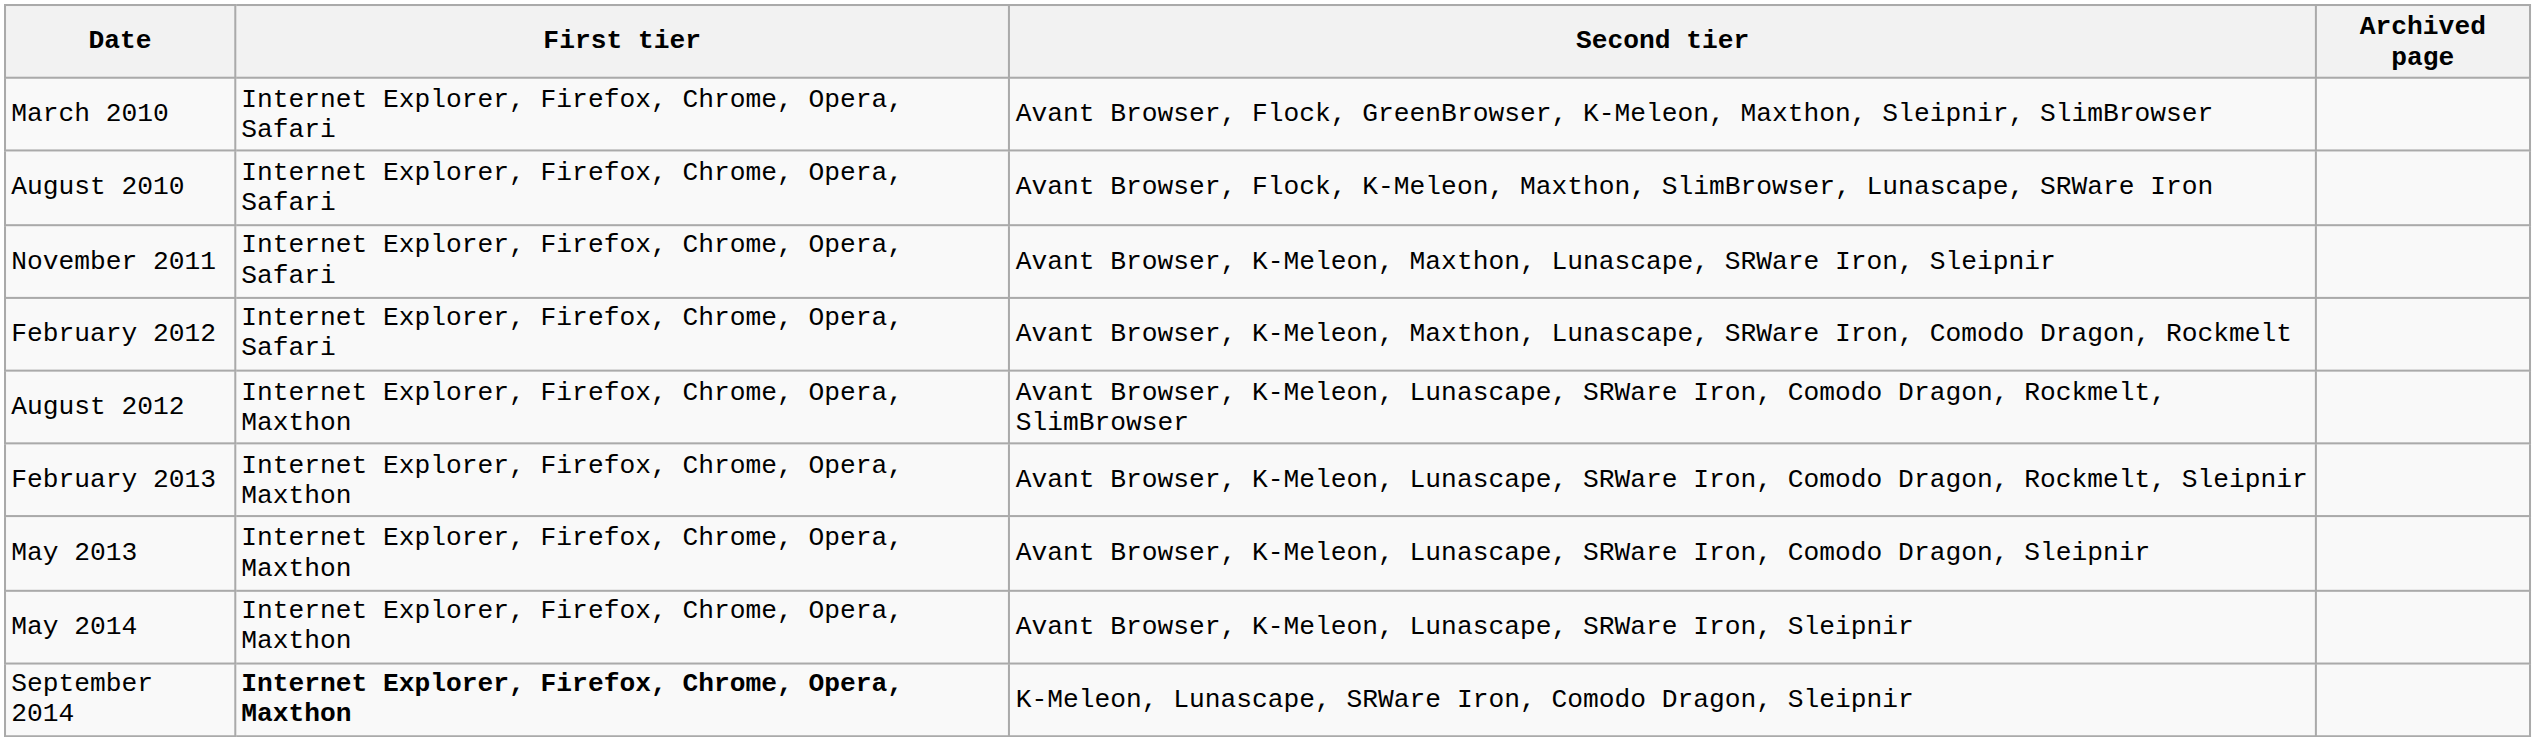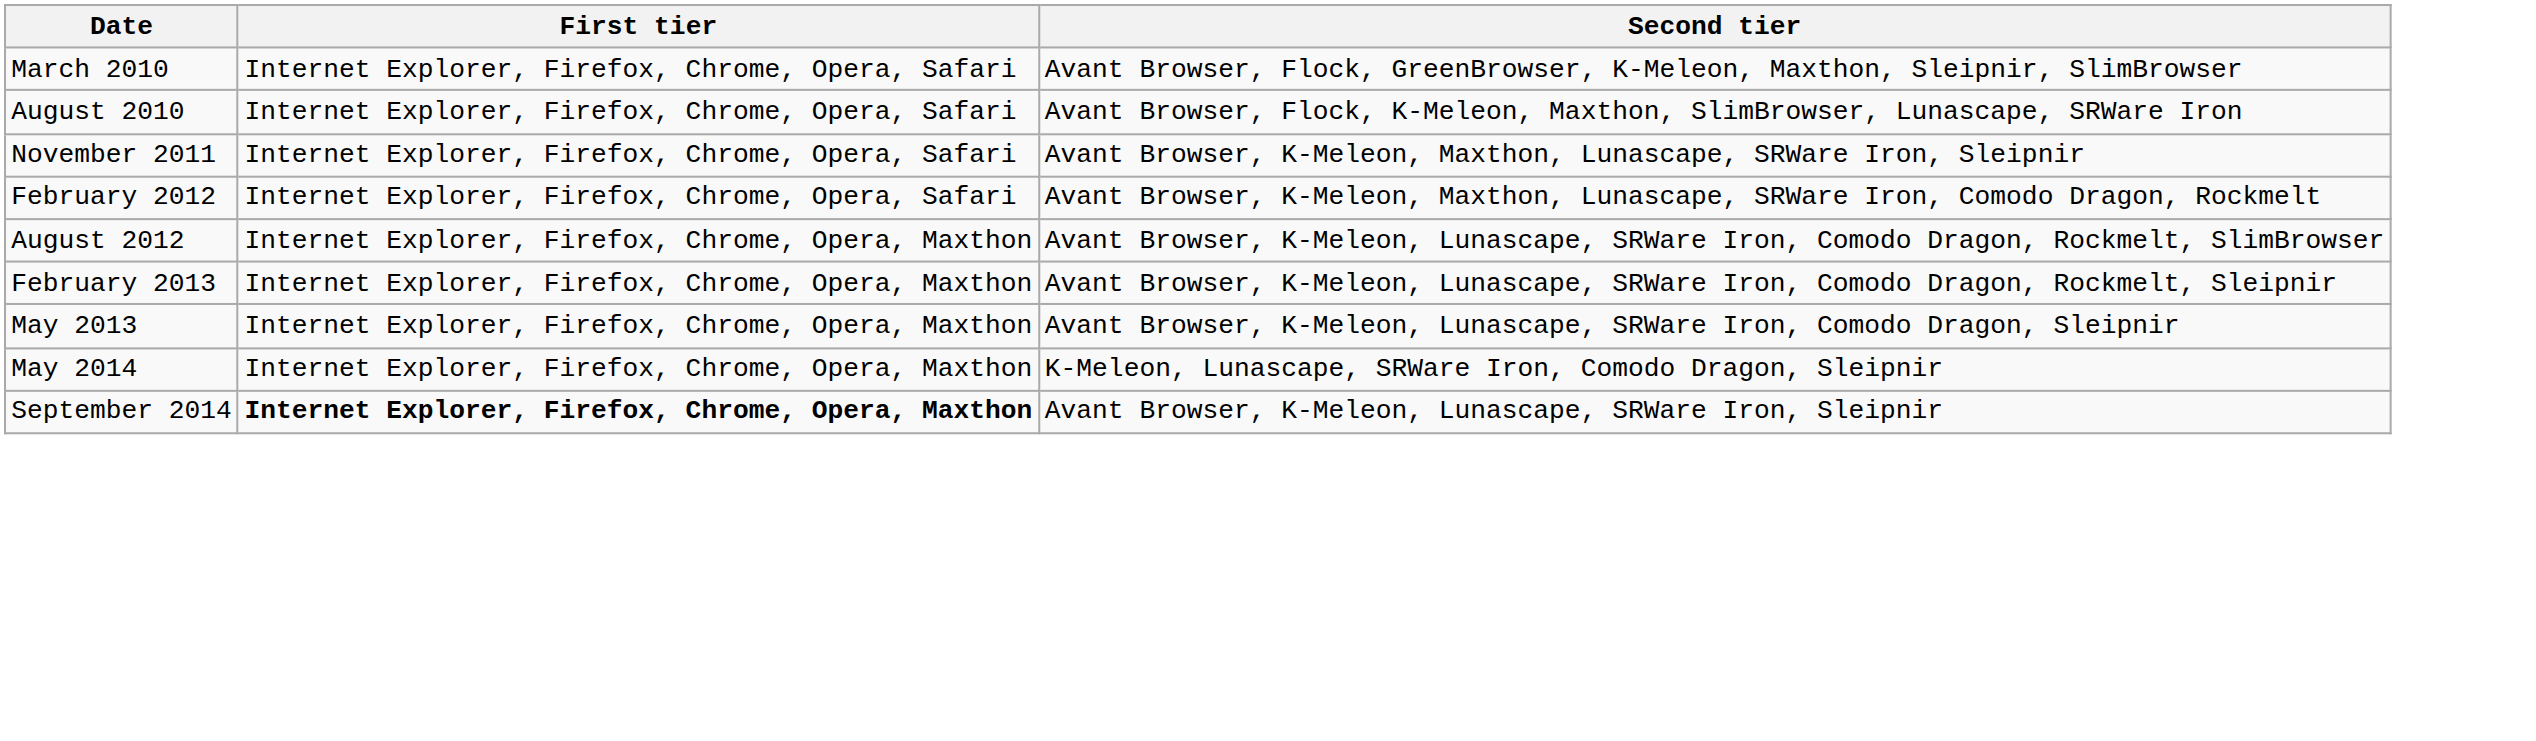- column: (2423, 42)
(1465, 626) Avant Browser, K-Meleon, Lunascape, SRWare Iron, Sleipnir -> (1494, 369) K-Meleon, Lunascape, SRWare Iron, Comodo Dragon, Sleipnir
(1465, 699) K-Meleon, Lunascape, SRWare Iron, Comodo Dragon, Sleipnir -> (1494, 412) Avant Browser, K-Meleon, Lunascape, SRWare Iron, Sleipnir
